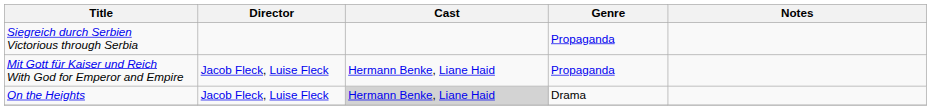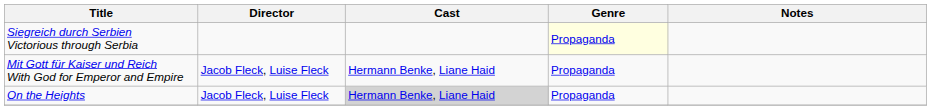(583, 38) no background -> (583, 38) lightyellow background
(569, 95) Drama -> (583, 95) Propaganda
